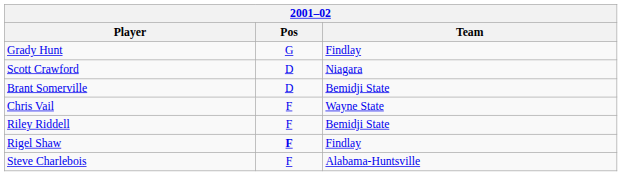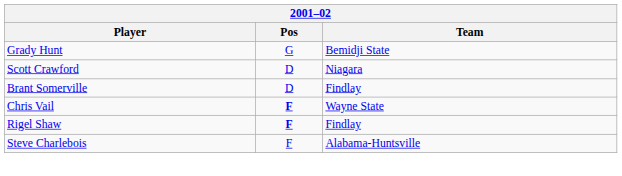(343, 50) Findlay -> (357, 50) Bemidji State
(357, 87) Bemidji State -> (343, 87) Findlay
(289, 106) normal -> (289, 106) bold
- row: (38, 124)
